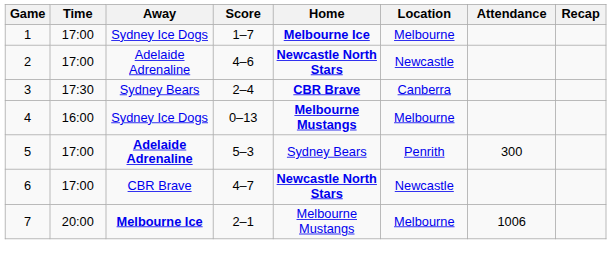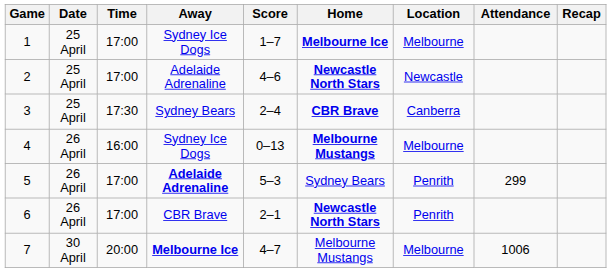+ column: (73, 14)
(512, 152) 300 -> (516, 180) 299
(243, 186) 4–7 -> (270, 215) 2–1
(424, 186) Newcastle -> (433, 215) Penrith
(243, 221) 2–1 -> (270, 250) 4–7
